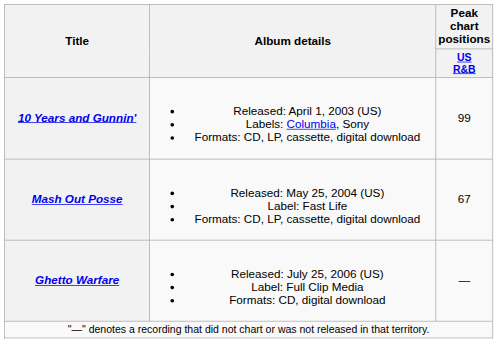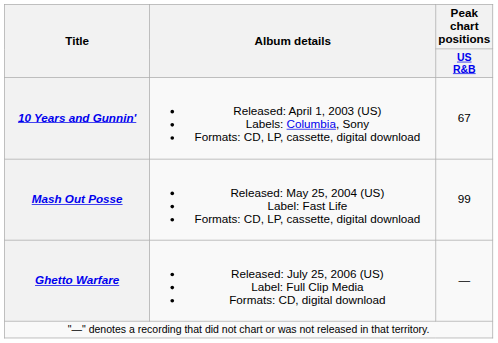(464, 118) 99 -> (464, 118) 67
(464, 199) 67 -> (464, 199) 99
